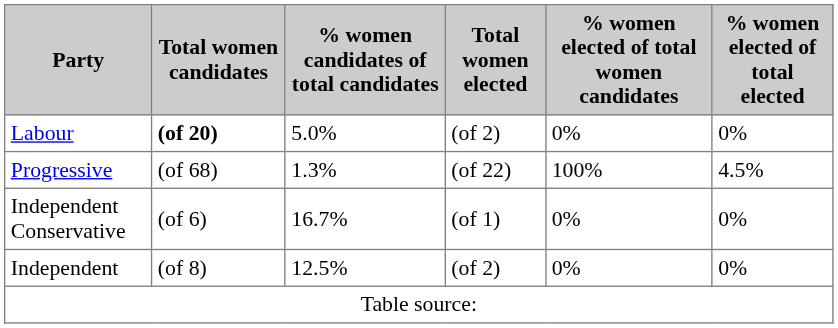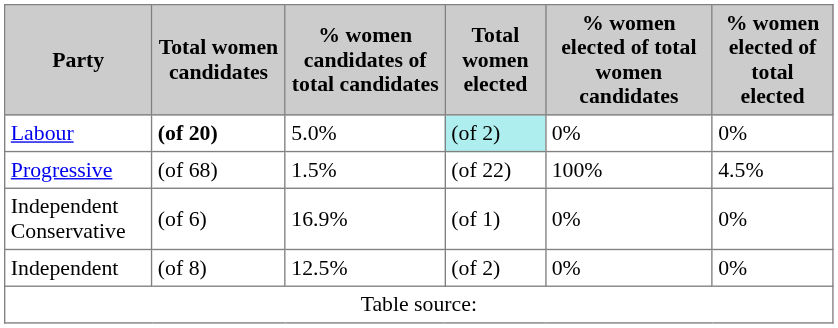(476, 133) no background -> (476, 133) paleturquoise background
(314, 169) 1.3% -> (314, 169) 1.5%
(319, 218) 16.7% -> (319, 218) 16.9%
